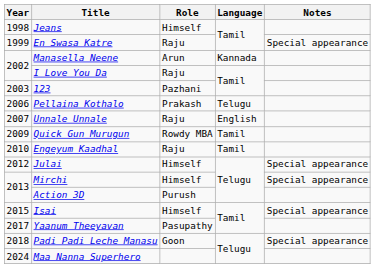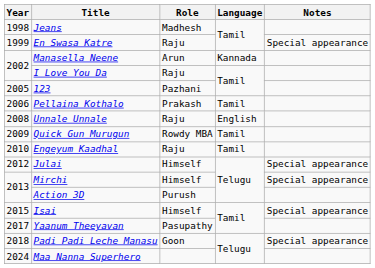(182, 27) Himself -> (182, 27) Madhesh
(18, 88) 2003 -> (18, 88) 2005
(234, 104) Telugu -> (231, 104) Tamil
(18, 119) 2007 -> (18, 119) 2008
